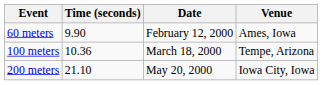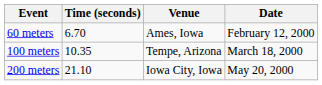columns swapped: (277, 13) <-> (190, 13)
(75, 32) 9.90 -> (75, 32) 6.70
(78, 51) 10.36 -> (78, 51) 10.35
